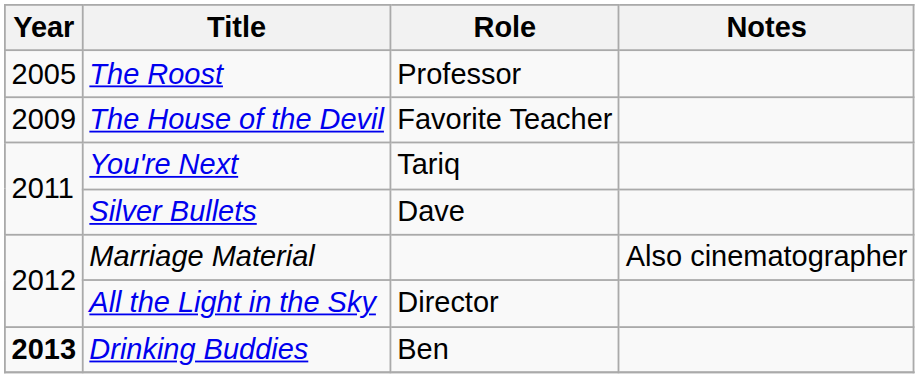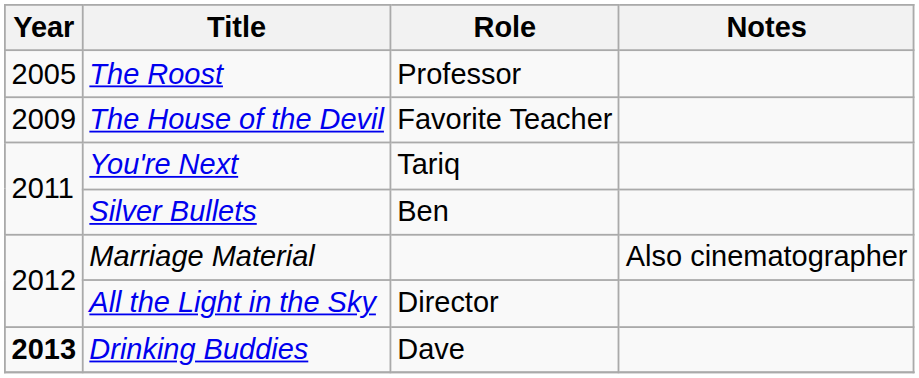(431, 211) Dave -> (423, 211) Ben
(423, 348) Ben -> (431, 348) Dave
